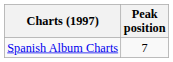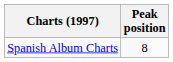(145, 47) 7 -> (145, 47) 8
